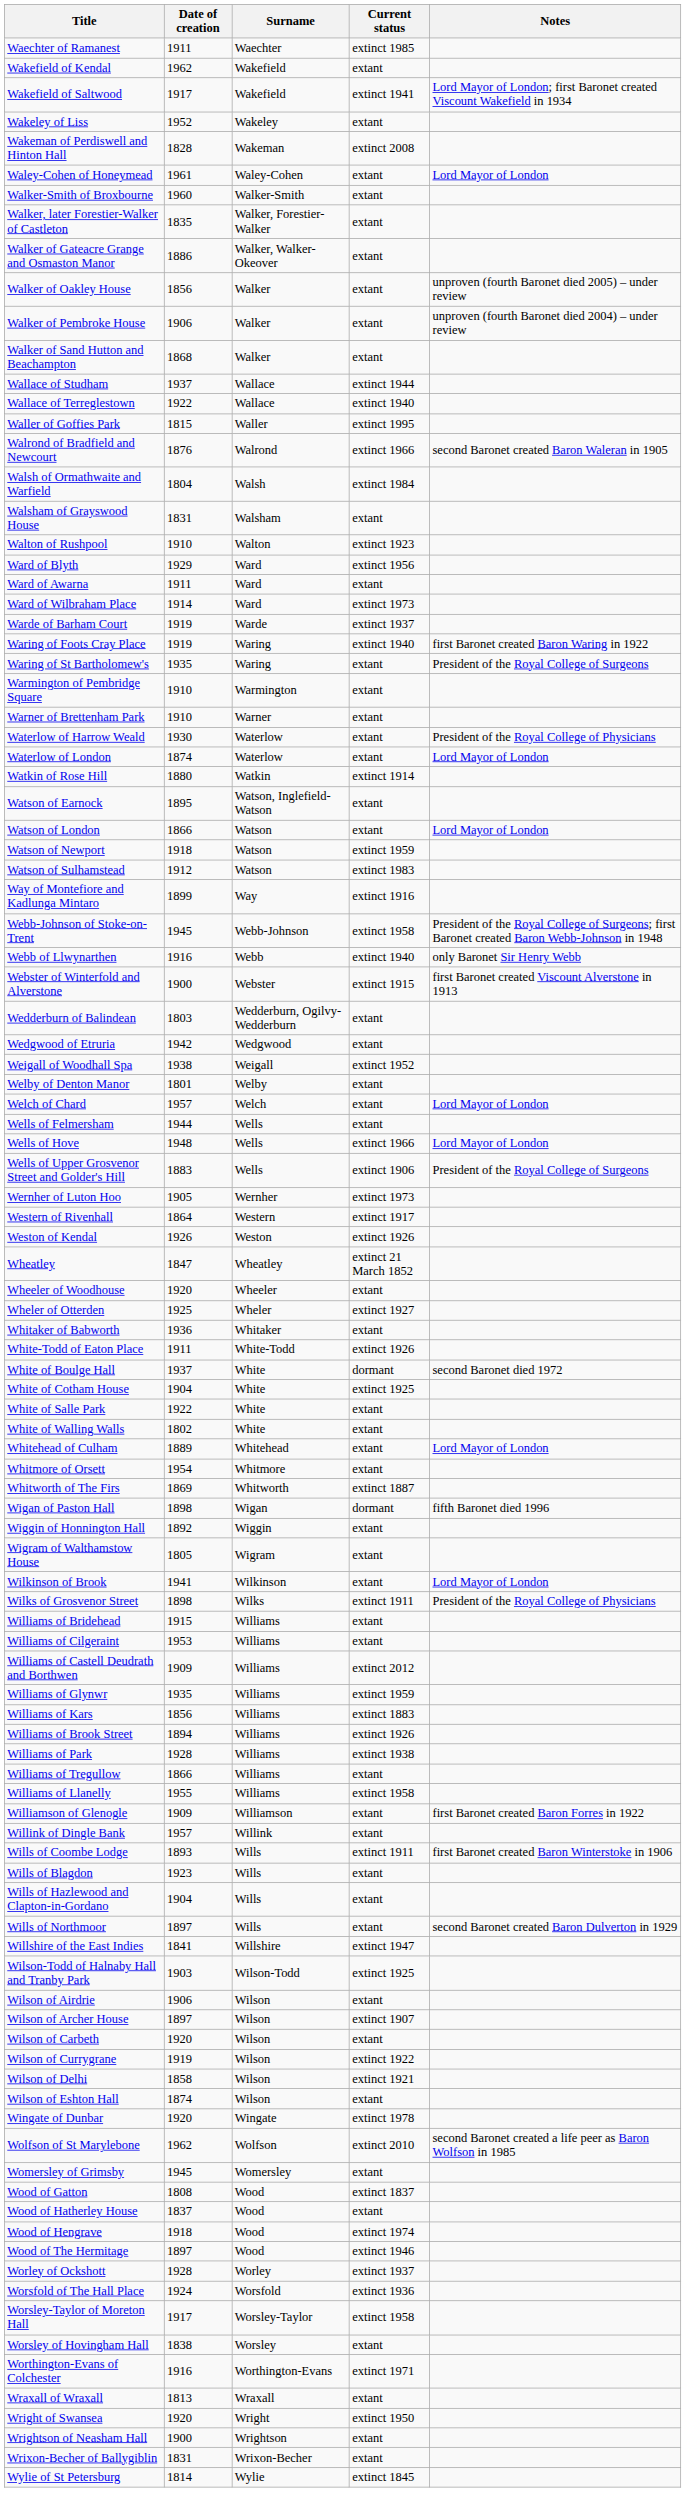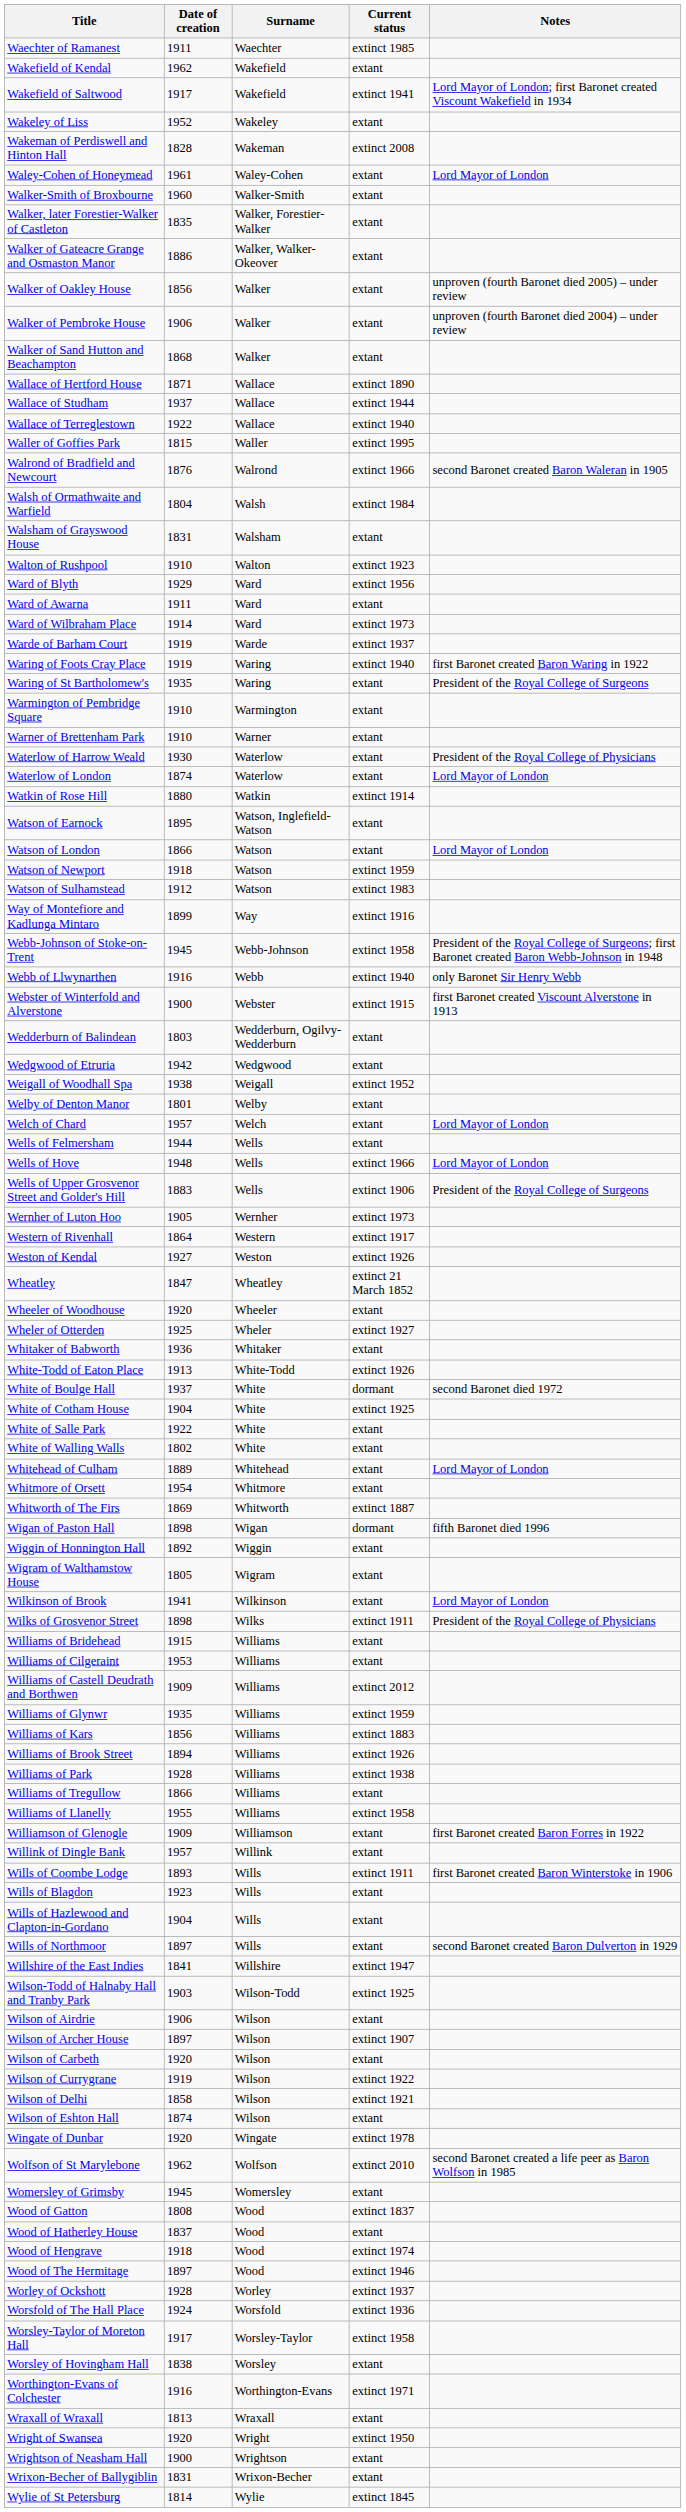+ row: (75, 384)
(179, 1236) 1926 -> (179, 1256) 1927
(179, 1349) 1911 -> (179, 1369) 1913
